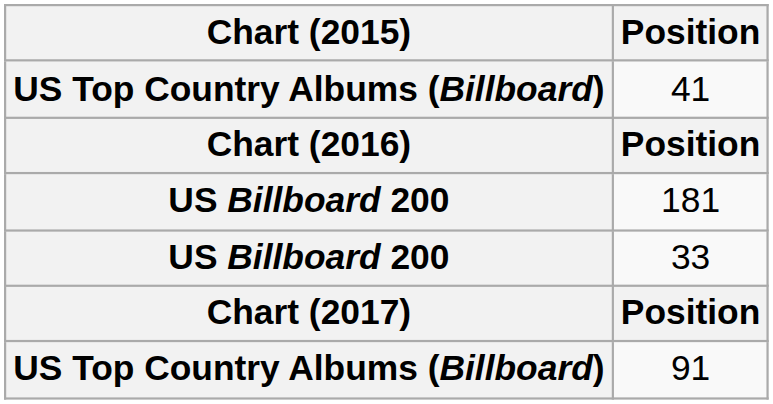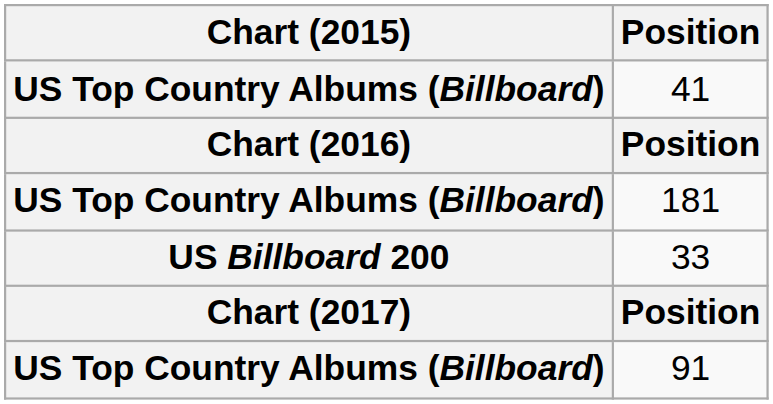(309, 200) US Billboard 200 -> (309, 200) US Top Country Albums (Billboard)
